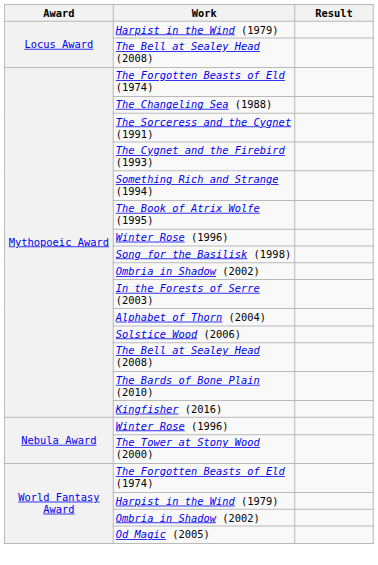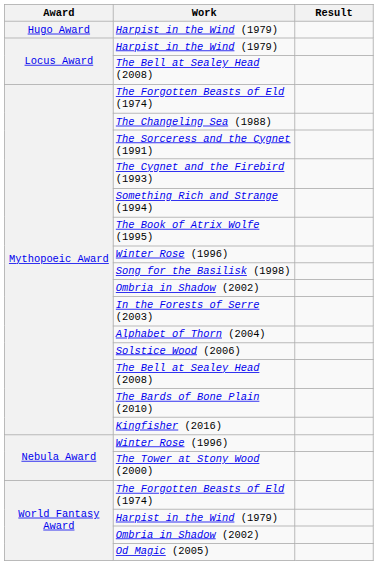+ row: (59, 30)
